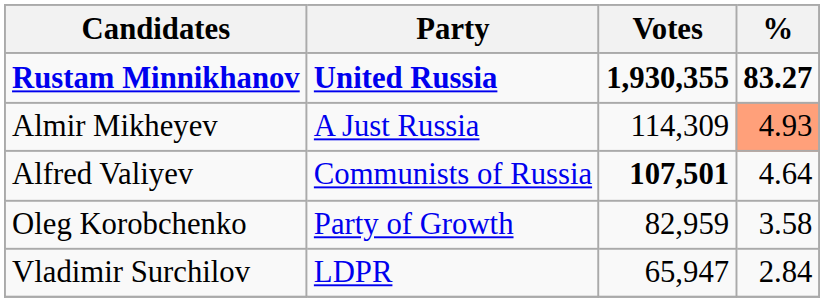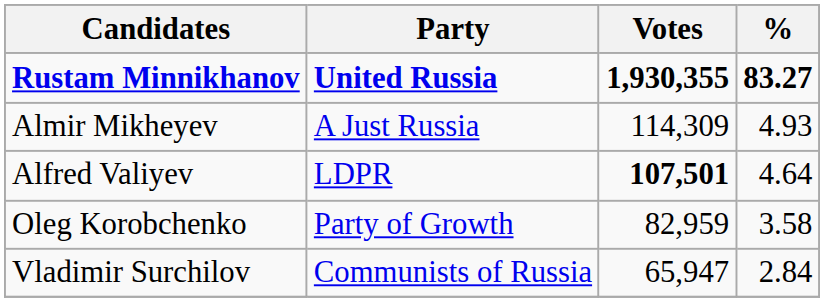(786, 126) lightsalmon background -> (786, 126) no background
(453, 175) Communists of Russia -> (353, 175) LDPR
(353, 272) LDPR -> (453, 272) Communists of Russia
